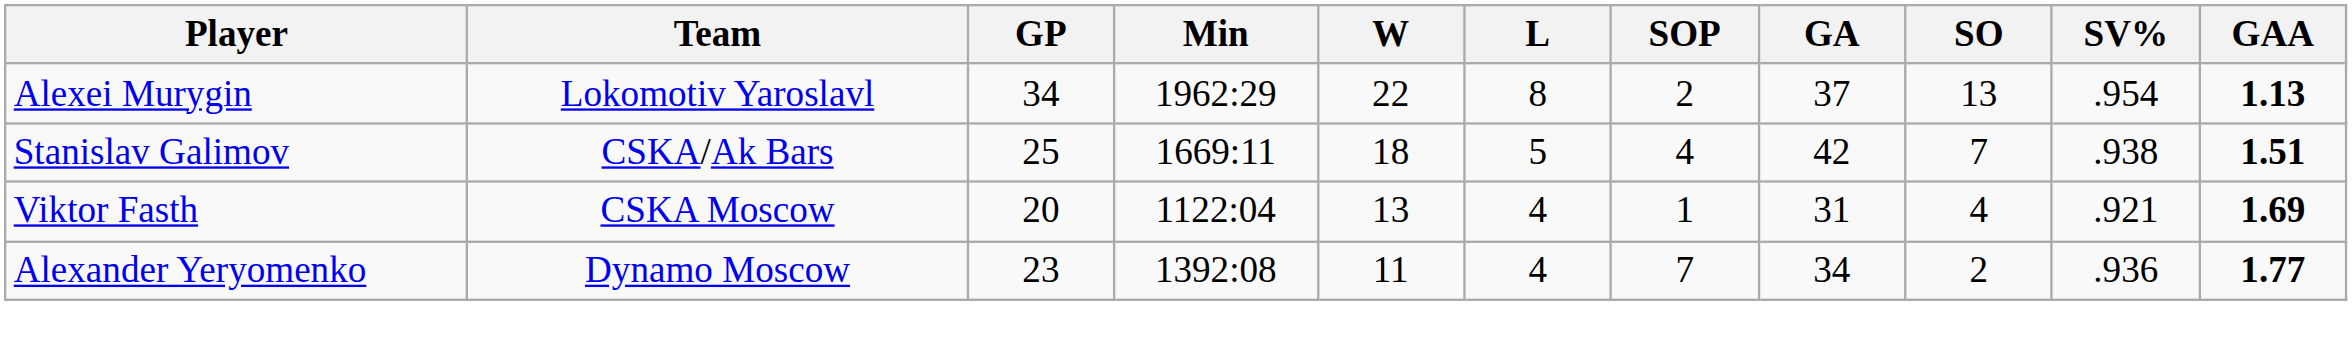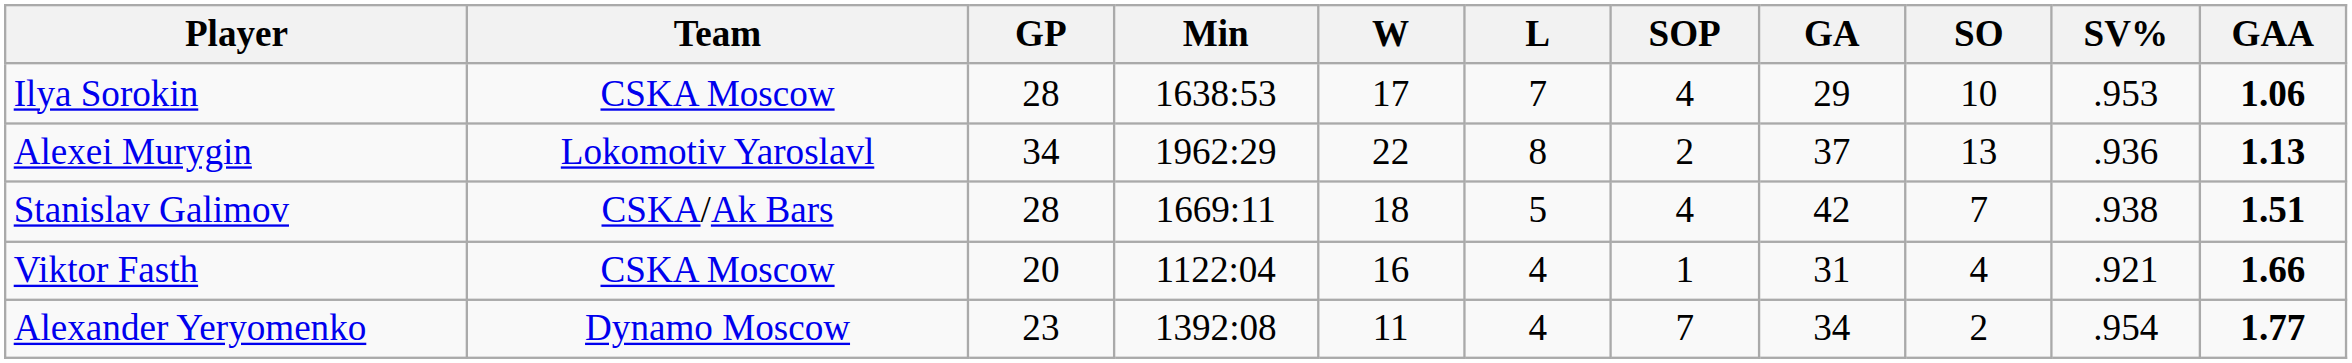+ row: (106, 92)
(2126, 92) .954 -> (2126, 151) .936
(1041, 151) 25 -> (1041, 210) 28
(1391, 210) 13 -> (1391, 269) 16
(2273, 210) 1.69 -> (2273, 269) 1.66
(2126, 269) .936 -> (2126, 328) .954
